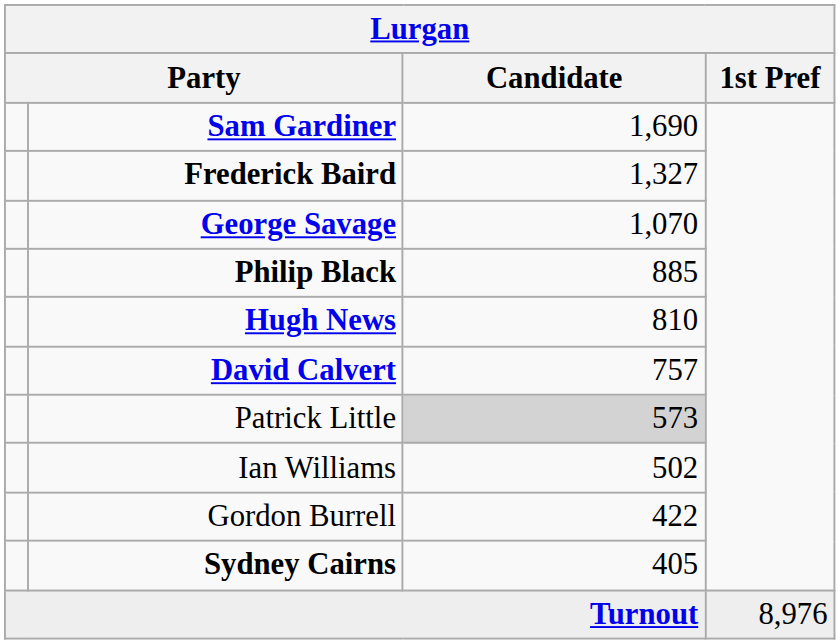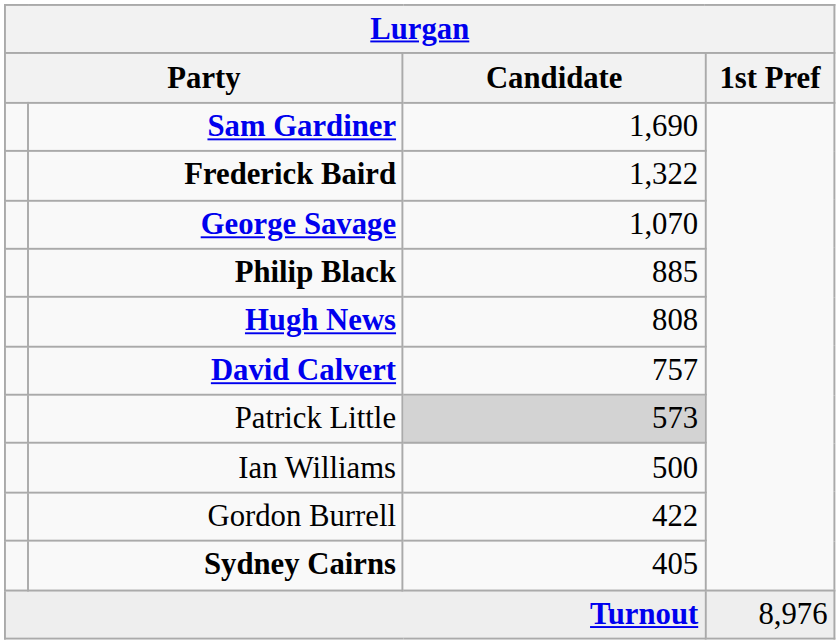(664, 175) 1,327 -> (664, 175) 1,322
(675, 321) 810 -> (675, 321) 808
(675, 467) 502 -> (675, 467) 500
